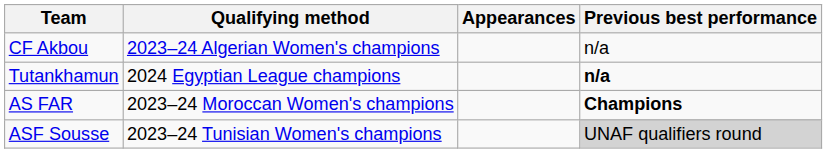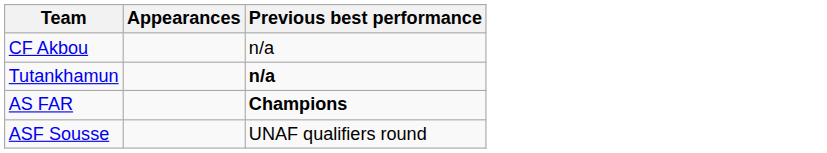- column: (290, 18)
(673, 133) lightgrey background -> (338, 133) no background
